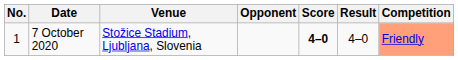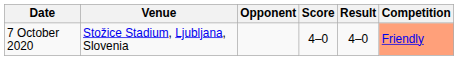- column: (17, 13)
(318, 39) bold -> (318, 39) normal
